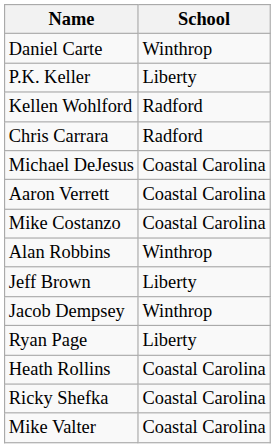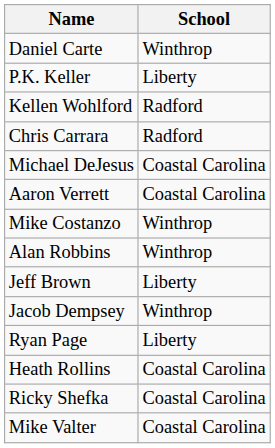(204, 223) Coastal Carolina -> (177, 223) Winthrop
